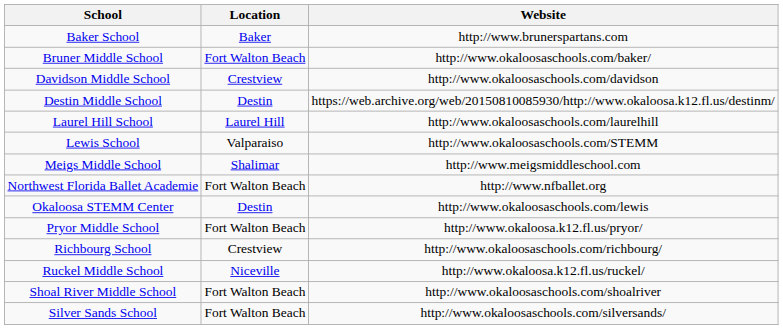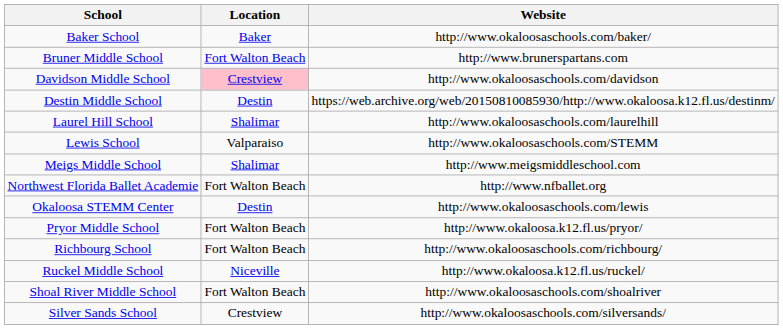(543, 36) http://www.brunerspartans.com -> (543, 36) http://www.okaloosaschools.com/baker/
(543, 57) http://www.okaloosaschools.com/baker/ -> (543, 57) http://www.brunerspartans.com
(255, 79) no background -> (255, 79) pink background
(255, 121) Laurel Hill -> (255, 121) Shalimar
(255, 249) Crestview -> (255, 249) Fort Walton Beach
(255, 313) Fort Walton Beach -> (255, 313) Crestview
